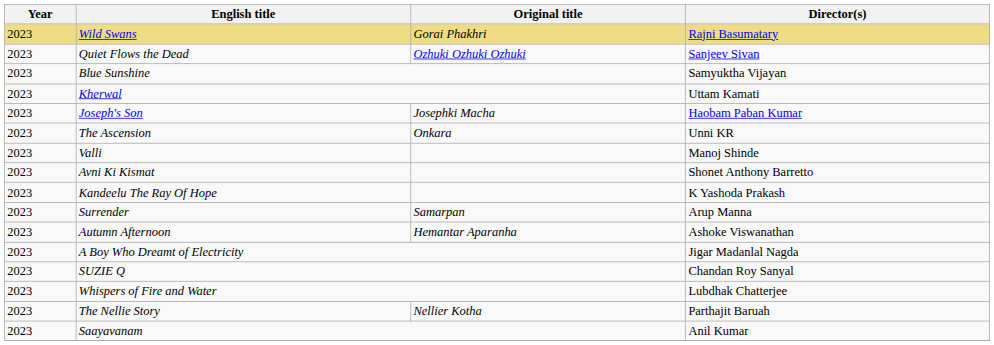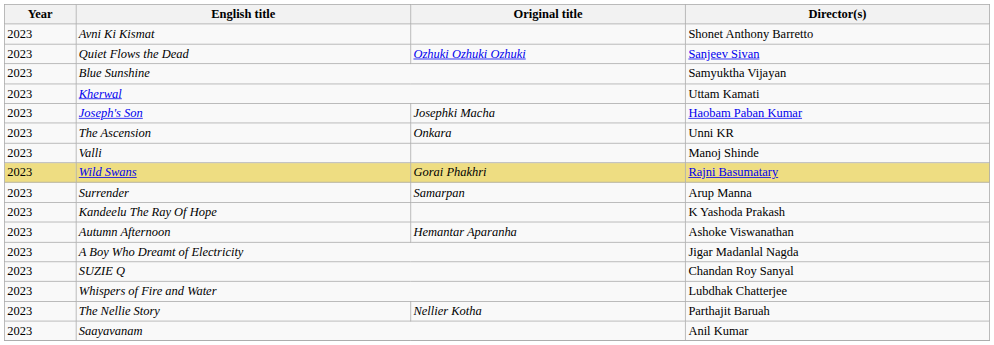rows swapped: (117, 172) <-> (108, 34)
rows swapped: (148, 192) <-> (104, 212)
